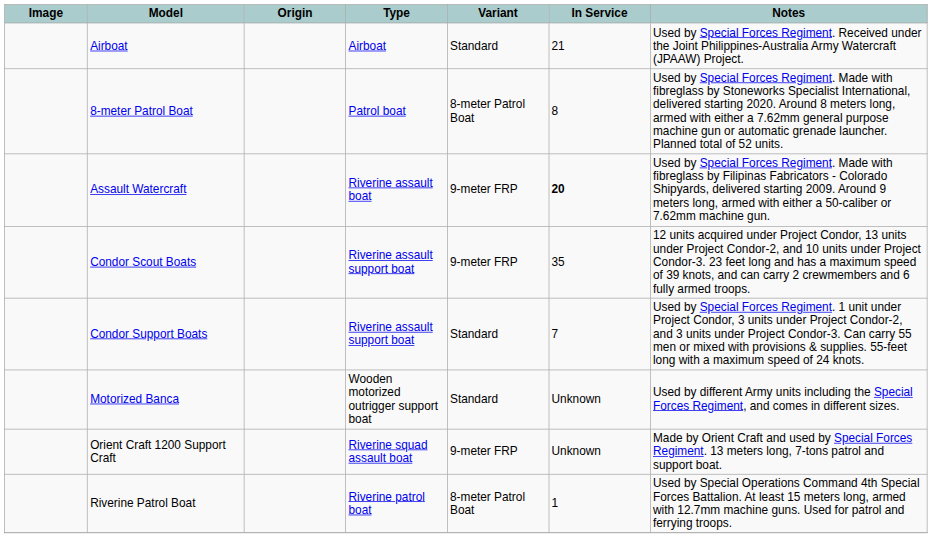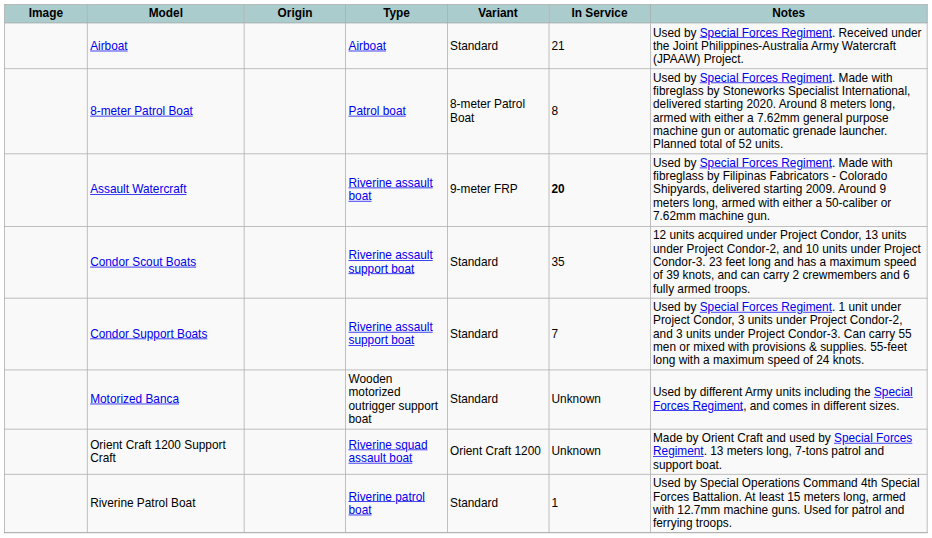(484, 262) 9-meter FRP -> (474, 262) Standard
(484, 451) 9-meter FRP -> (495, 451) Orient Craft 1200
(488, 503) 8-meter Patrol Boat -> (474, 503) Standard
